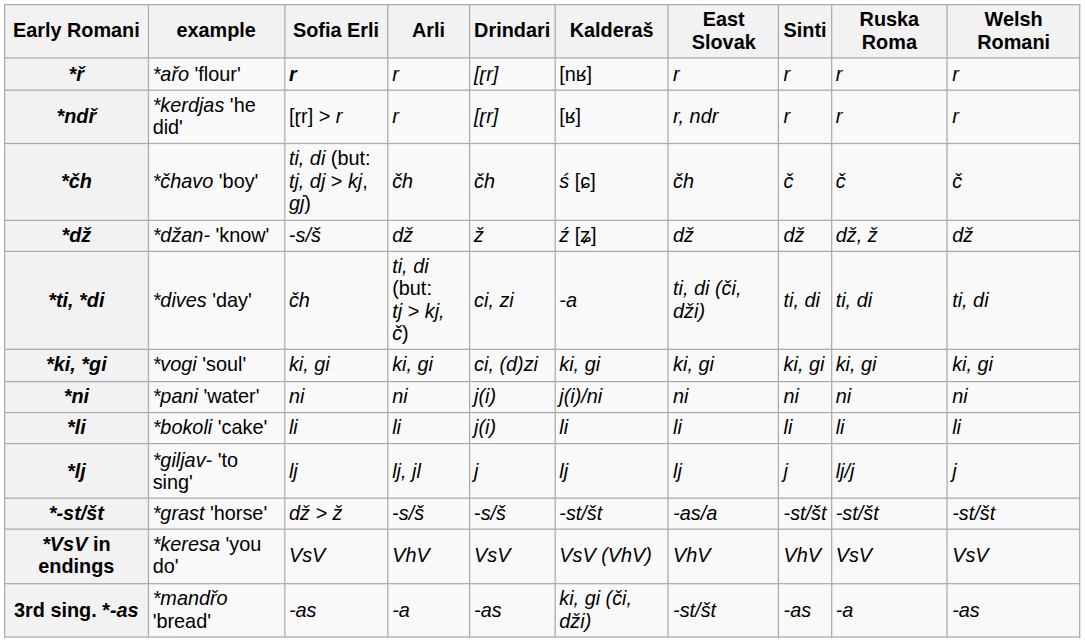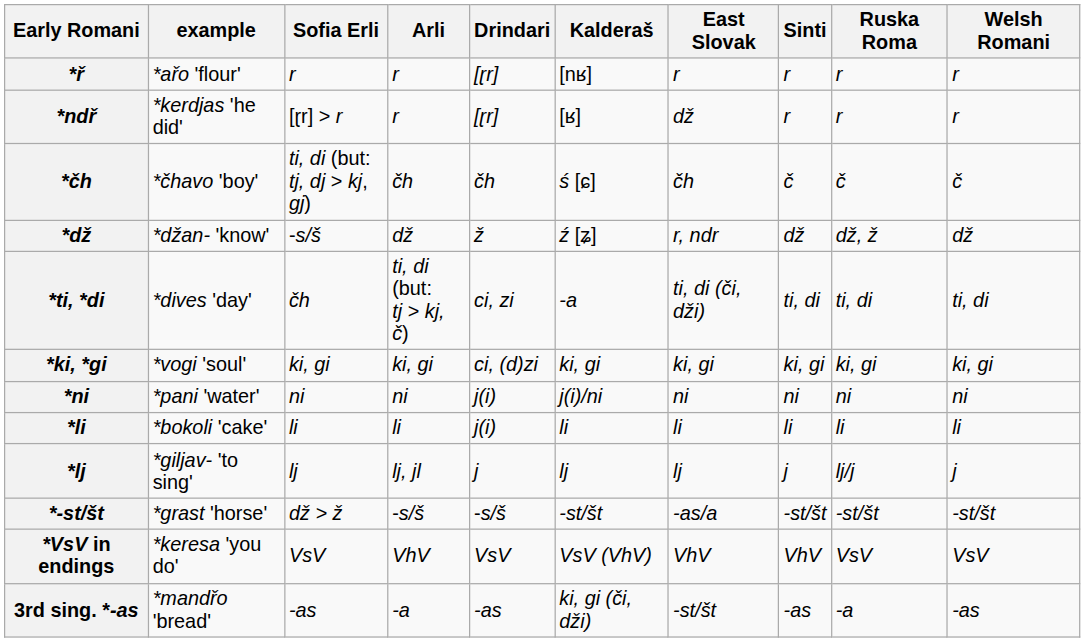(293, 74) bold -> (292, 74) normal
(696, 116) r, ndr -> (684, 116) dž
(684, 235) dž -> (696, 235) r, ndr
